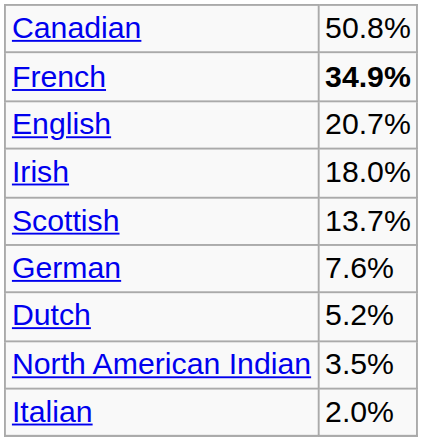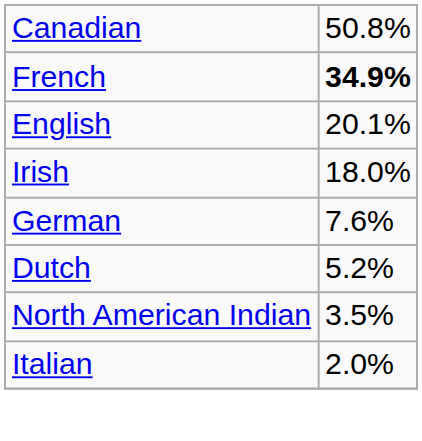(368, 124) 20.7% -> (368, 124) 20.1%
- row: (66, 220)
